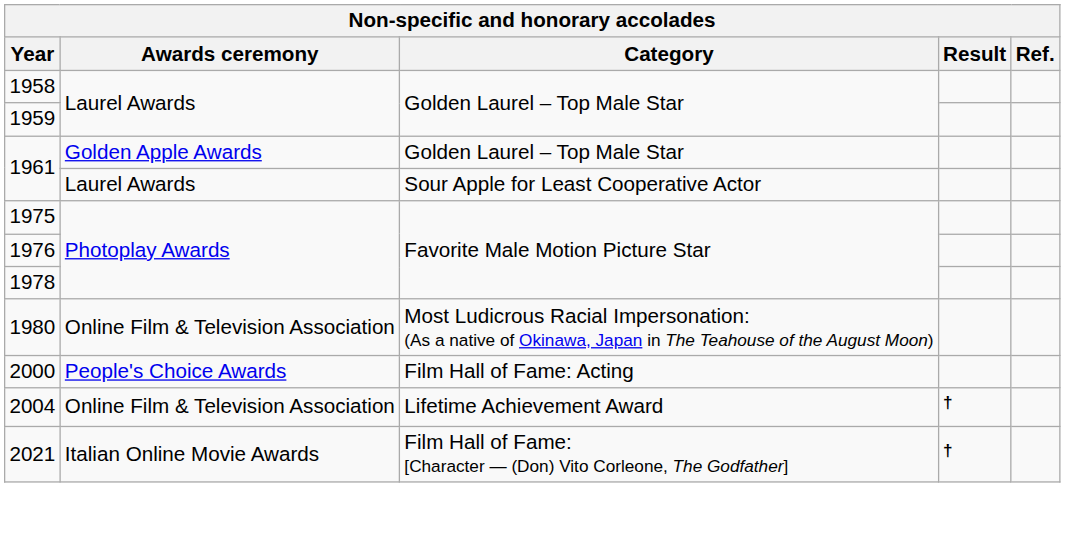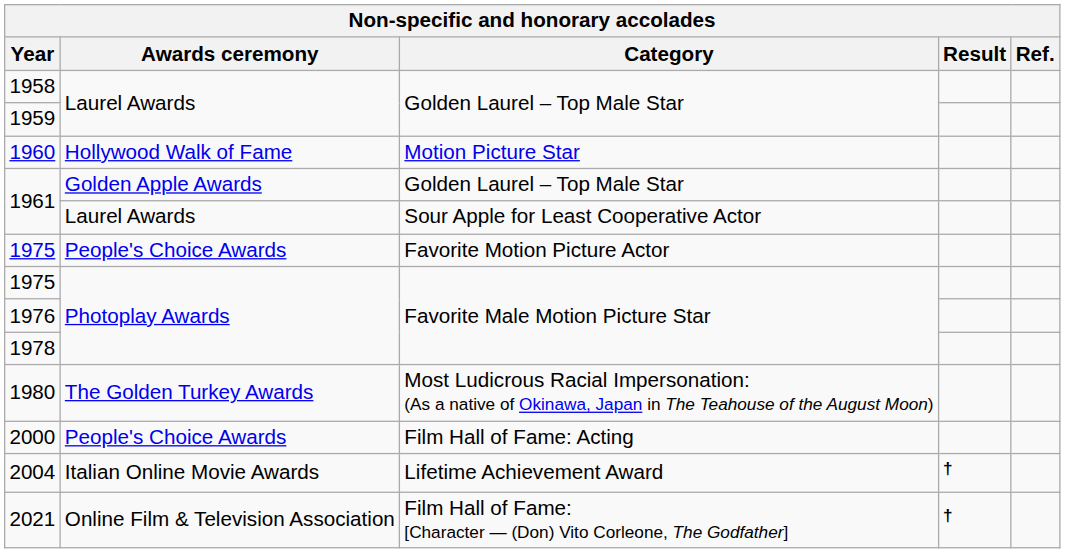+ row: (32, 151)
+ row: (32, 250)
(230, 327) Online Film & Television Association -> (189, 392) The Golden Turkey Awards
(230, 406) Online Film & Television Association -> (192, 472) Italian Online Movie Awards
(192, 454) Italian Online Movie Awards -> (230, 519) Online Film & Television Association
